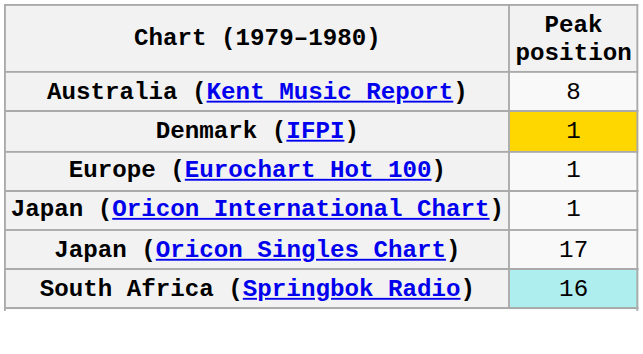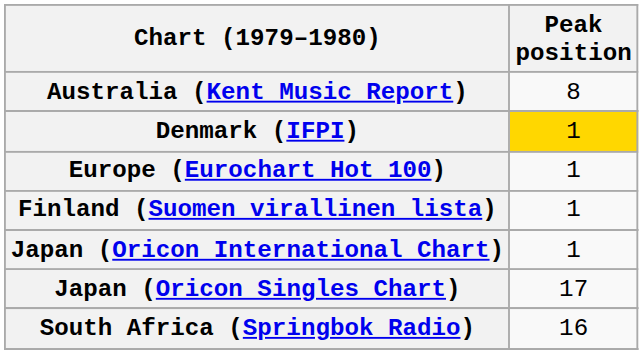+ row: (257, 210)
(574, 289) paleturquoise background -> (574, 328) no background
